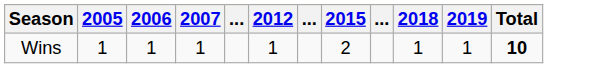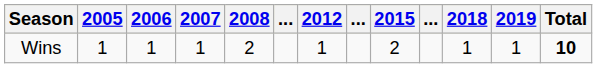+ column: (249, 18)
